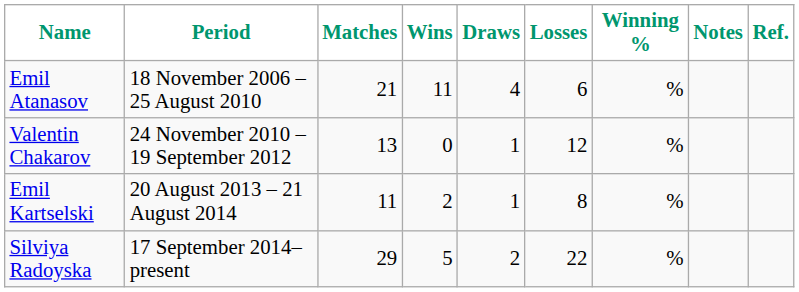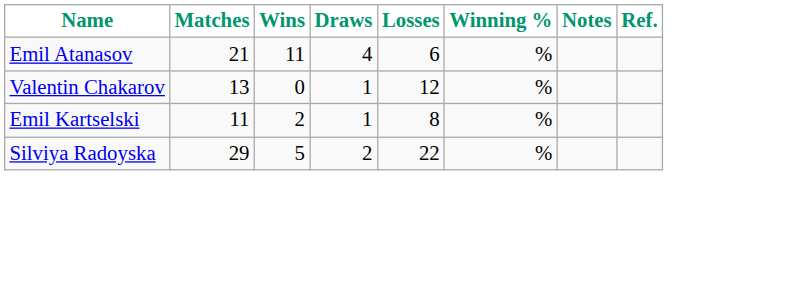- column: (221, 32)
